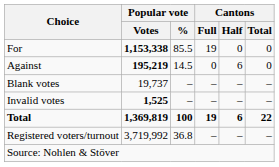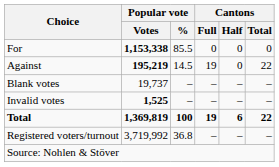(211, 48) 19 -> (214, 48) 0
(214, 65) 0 -> (211, 65) 19
(240, 65) 6 -> (240, 65) 0
(269, 65) 0 -> (266, 65) 22
